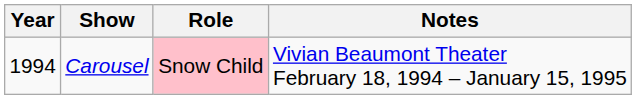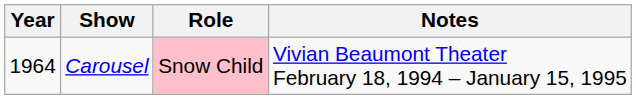(33, 65) 1994 -> (33, 65) 1964
